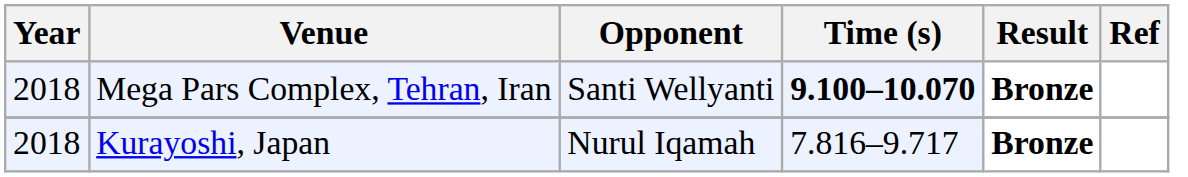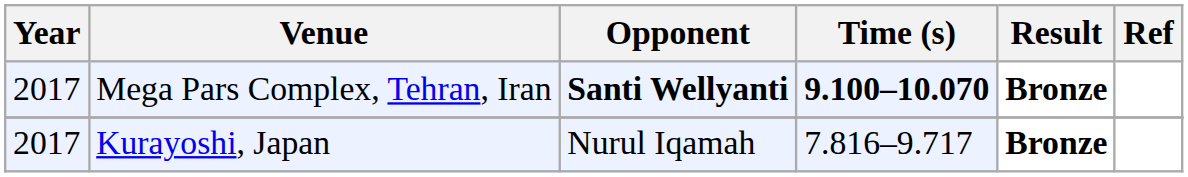(47, 88) 2018 -> (47, 88) 2017
(671, 88) normal -> (678, 88) bold
(47, 143) 2018 -> (47, 143) 2017
